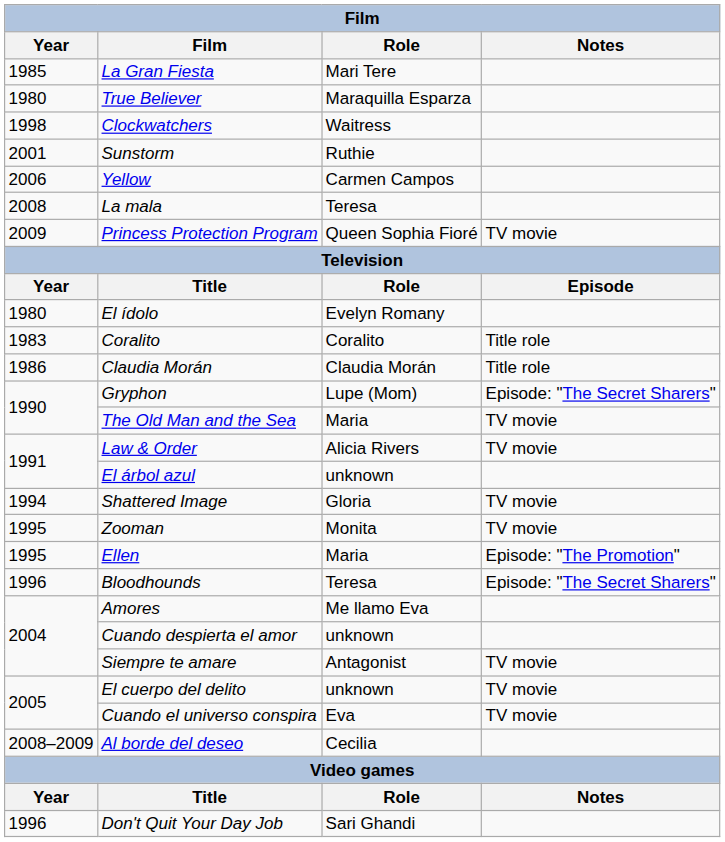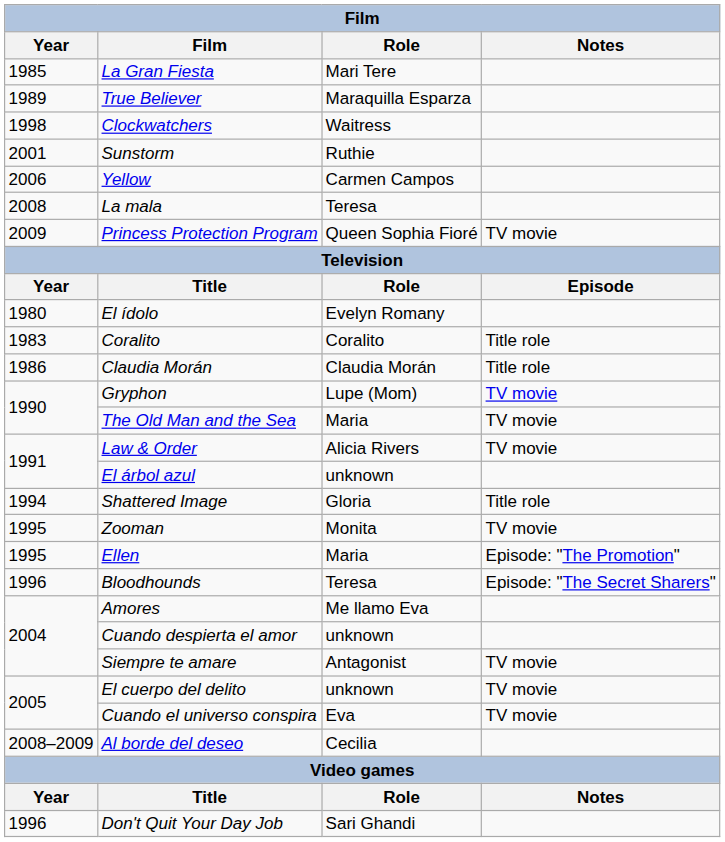(27, 99) 1980 -> (27, 99) 1989
(601, 394) Episode: "The Secret Sharers" -> (521, 394) TV movie
(521, 502) TV movie -> (518, 502) Title role
